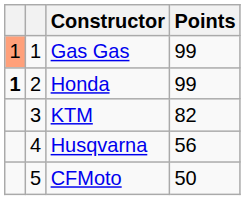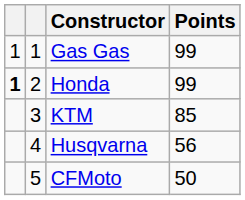(15, 52) lightsalmon background -> (15, 52) no background
(186, 115) 82 -> (186, 115) 85
